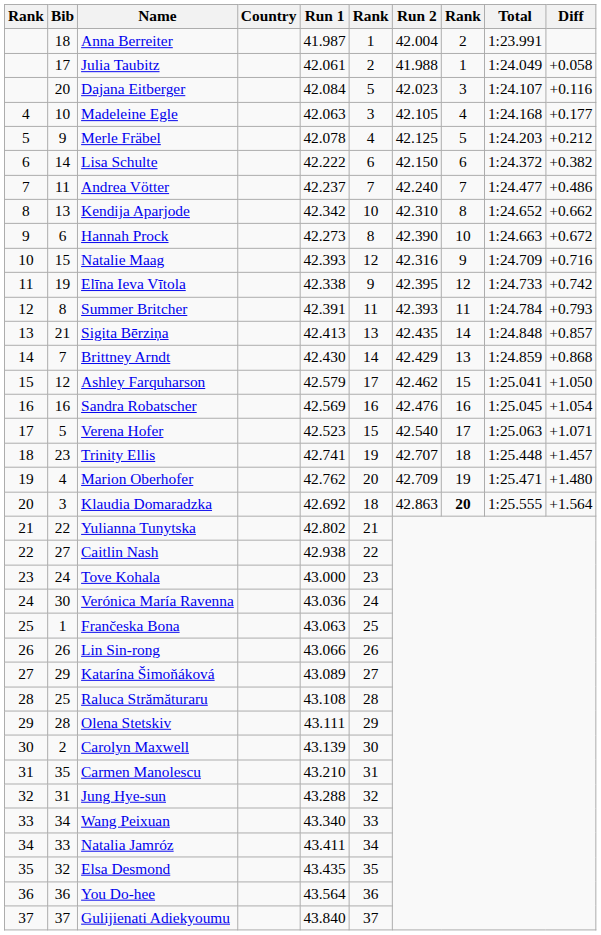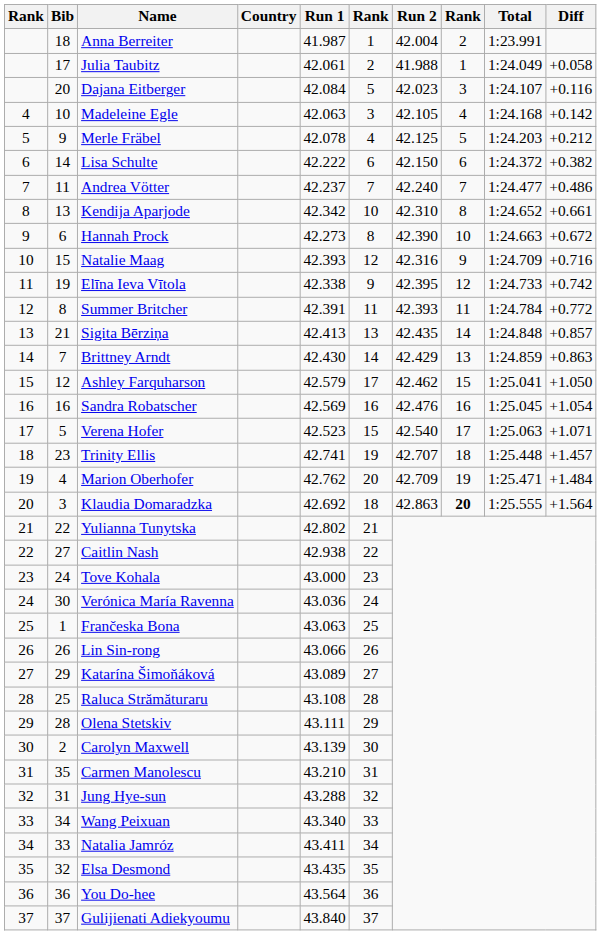(571, 114) +0.177 -> (571, 114) +0.142
(571, 211) +0.662 -> (571, 211) +0.661
(571, 308) +0.793 -> (571, 308) +0.772
(571, 357) +0.868 -> (571, 357) +0.863
(571, 479) +1.480 -> (571, 479) +1.484
